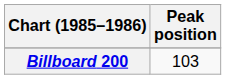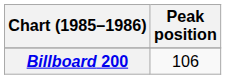(185, 61) 103 -> (185, 61) 106
